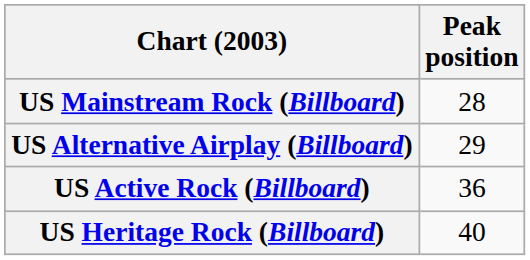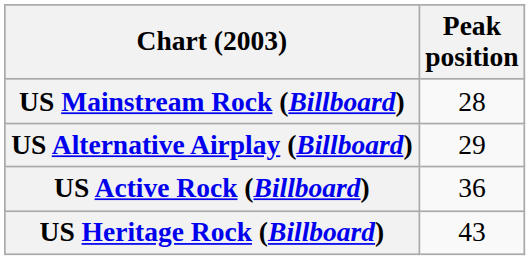(472, 231) 40 -> (472, 231) 43
